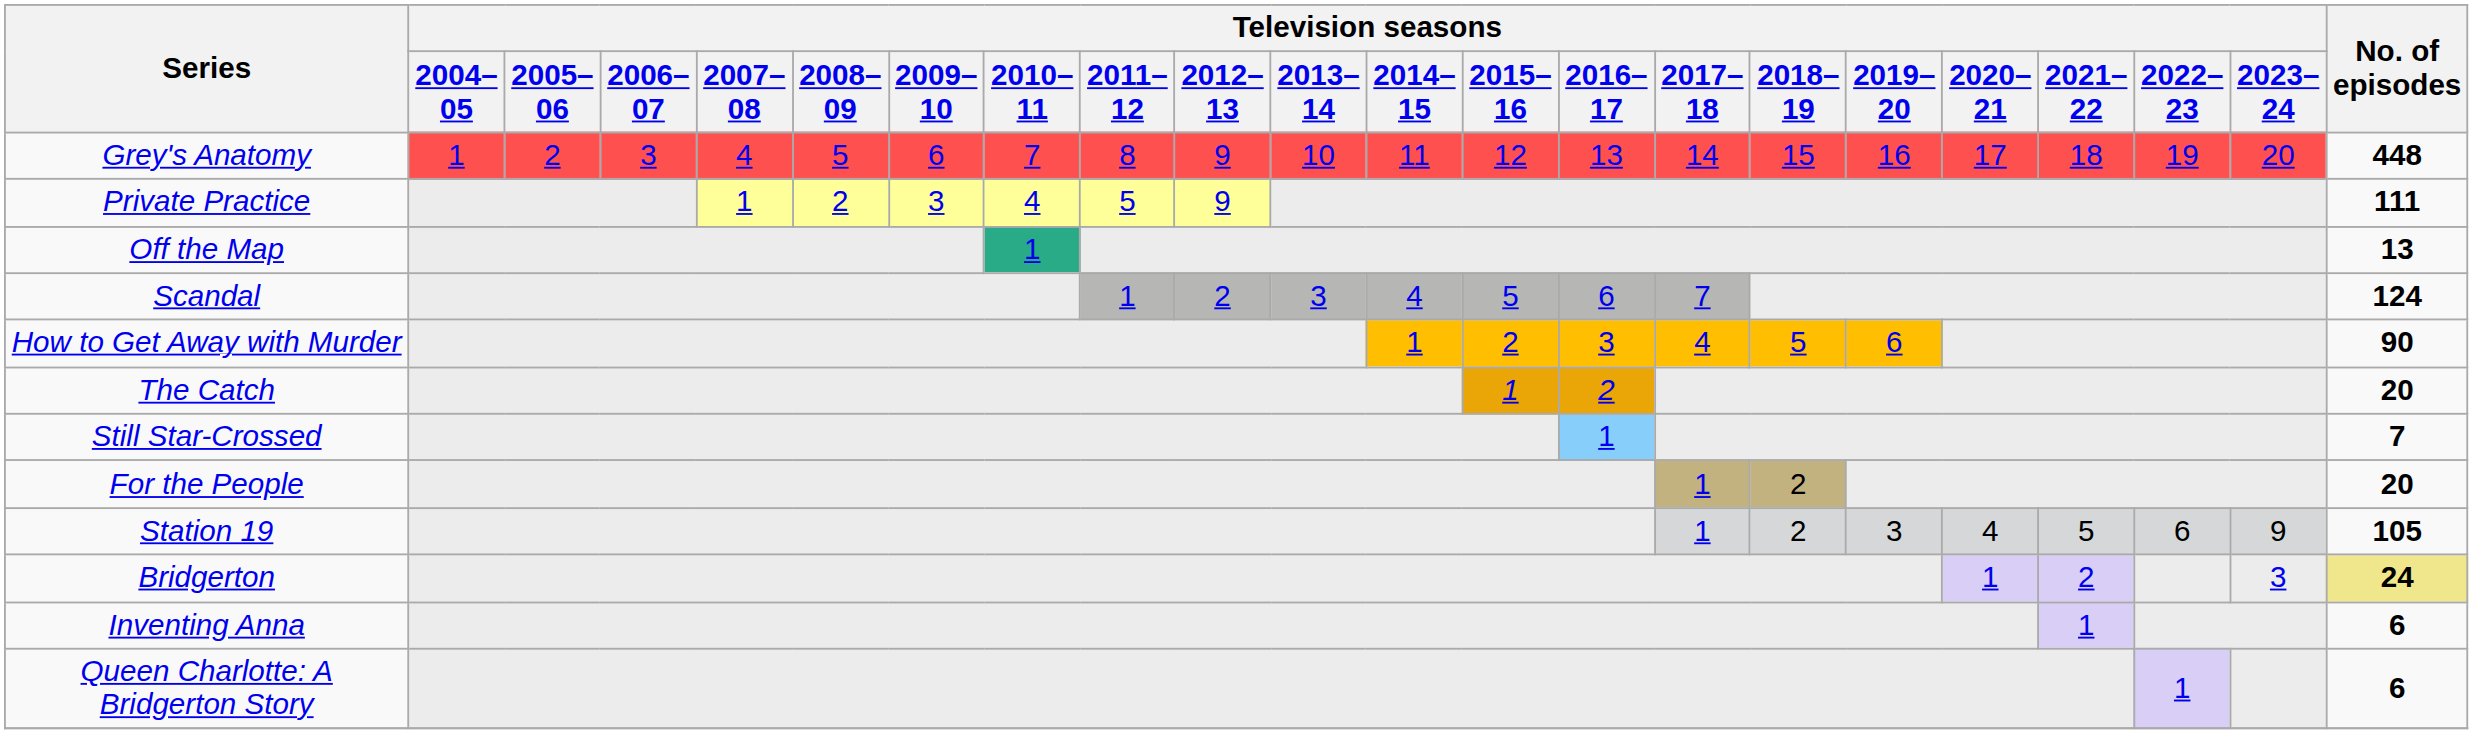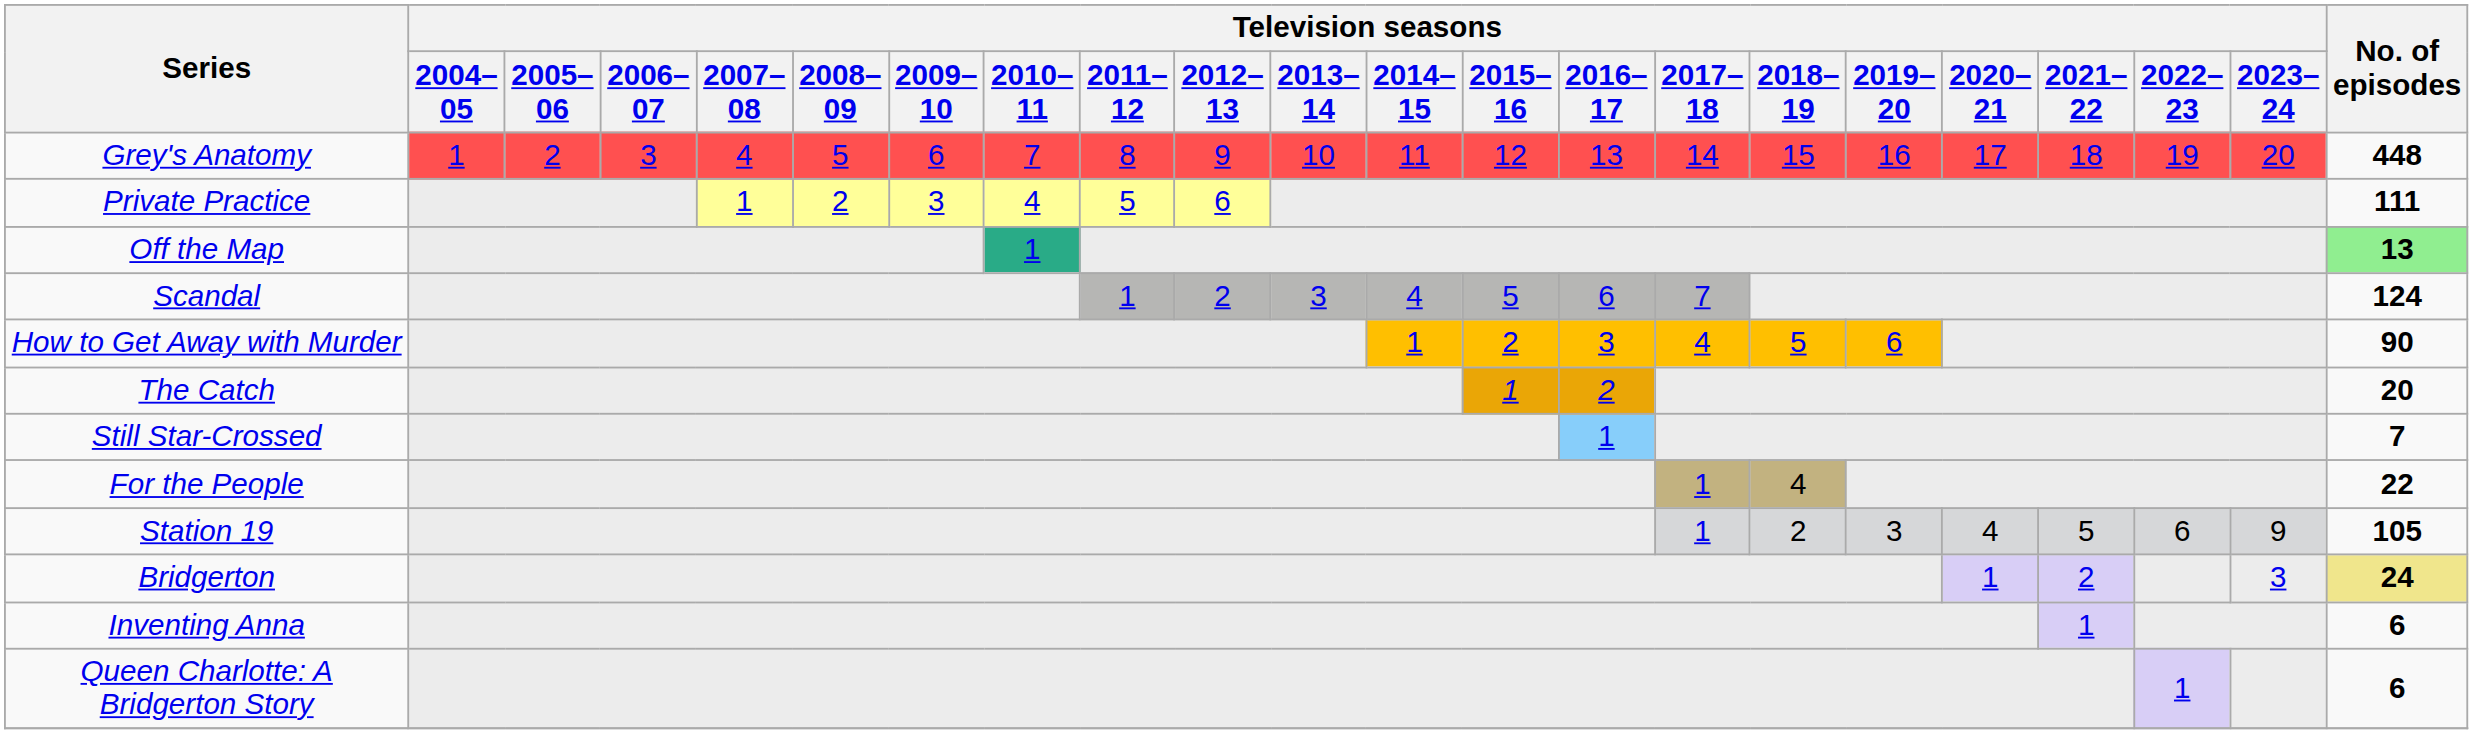(1223, 202) 9 -> (1223, 202) 6
(2397, 249) no background -> (2397, 249) lightgreen background
(1798, 483) 2 -> (1798, 483) 4
(2397, 483) 20 -> (2397, 483) 22
